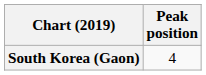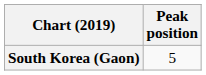(172, 57) 4 -> (172, 57) 5
